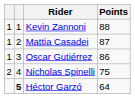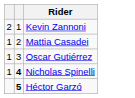- column: (114, 12)
(9, 27) 1 -> (9, 27) 2
(9, 72) 2 -> (9, 72) 1
(19, 72) normal -> (19, 72) bold
